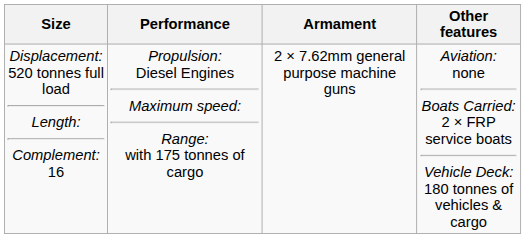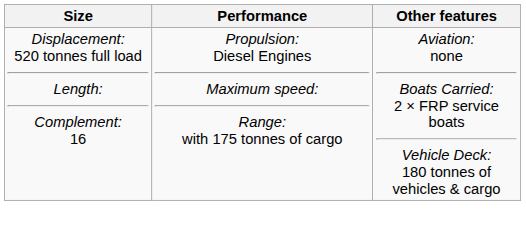- column: (340, 24)
